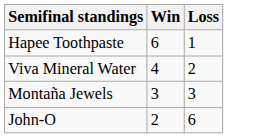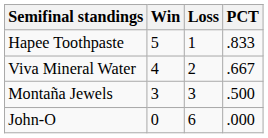+ column: (243, 17)
(155, 42) 6 -> (155, 42) 5
(155, 119) 2 -> (155, 119) 0
